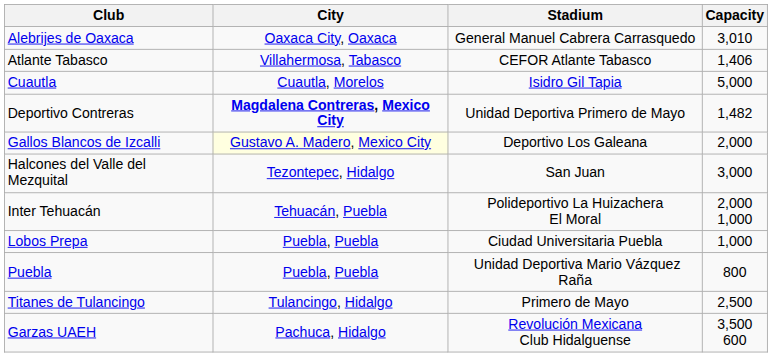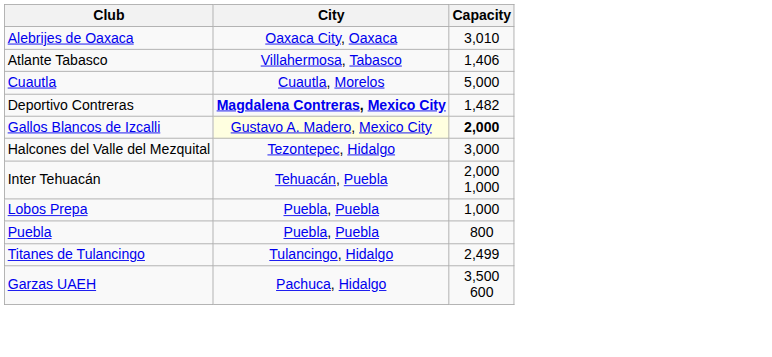- column: (575, 15)
(735, 143) normal -> (482, 127) bold
(735, 302) 2,500 -> (482, 254) 2,499
